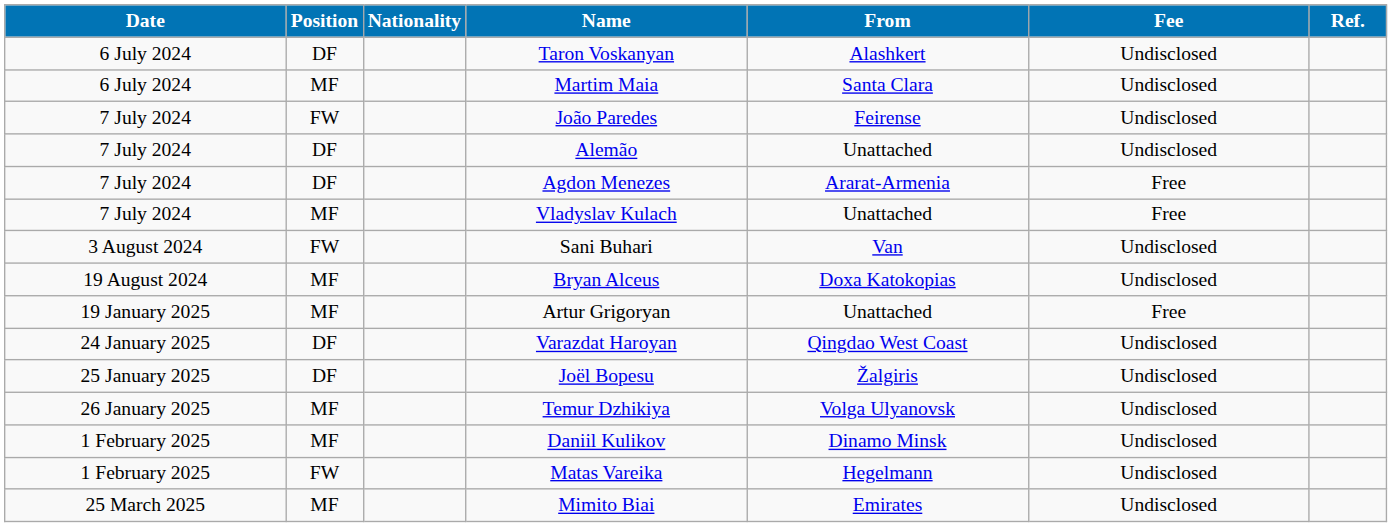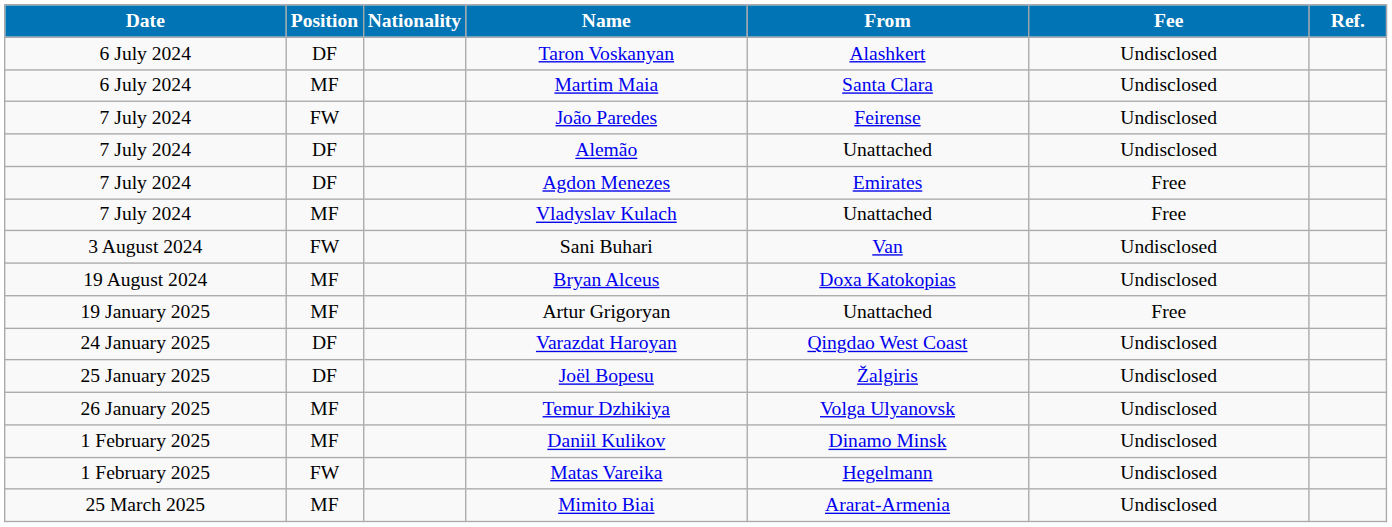(888, 182) Ararat-Armenia -> (888, 182) Emirates
(888, 505) Emirates -> (888, 505) Ararat-Armenia
